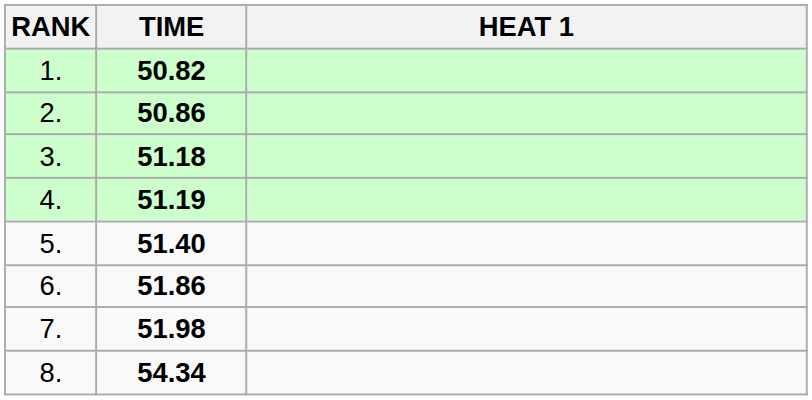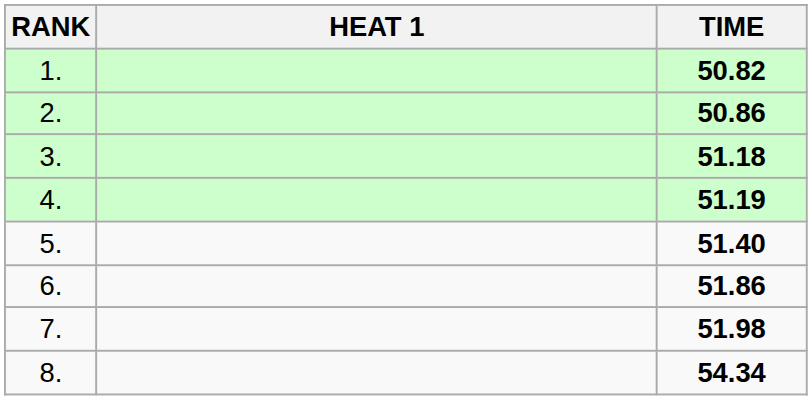columns swapped: (526, 27) <-> (172, 27)
